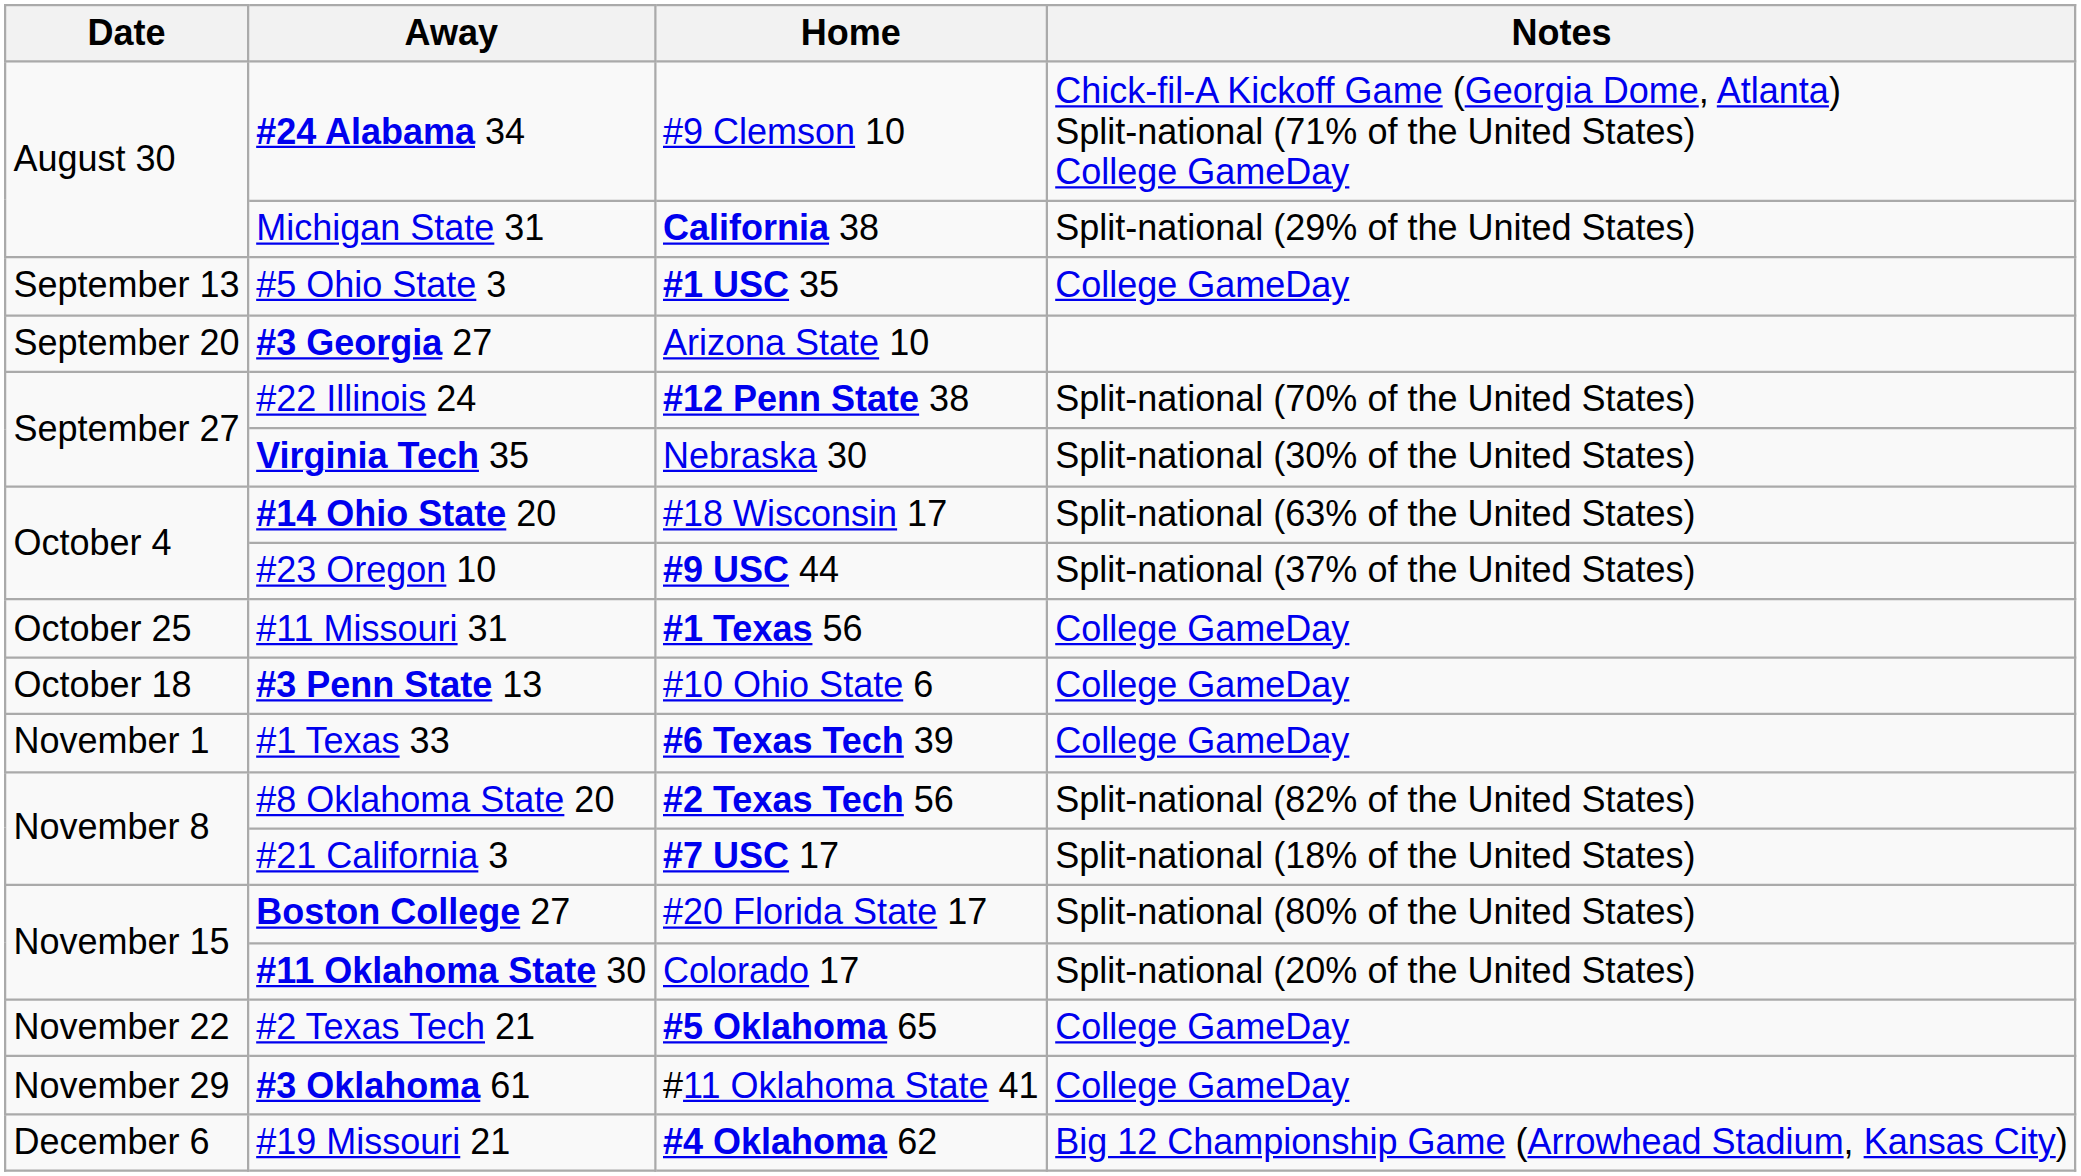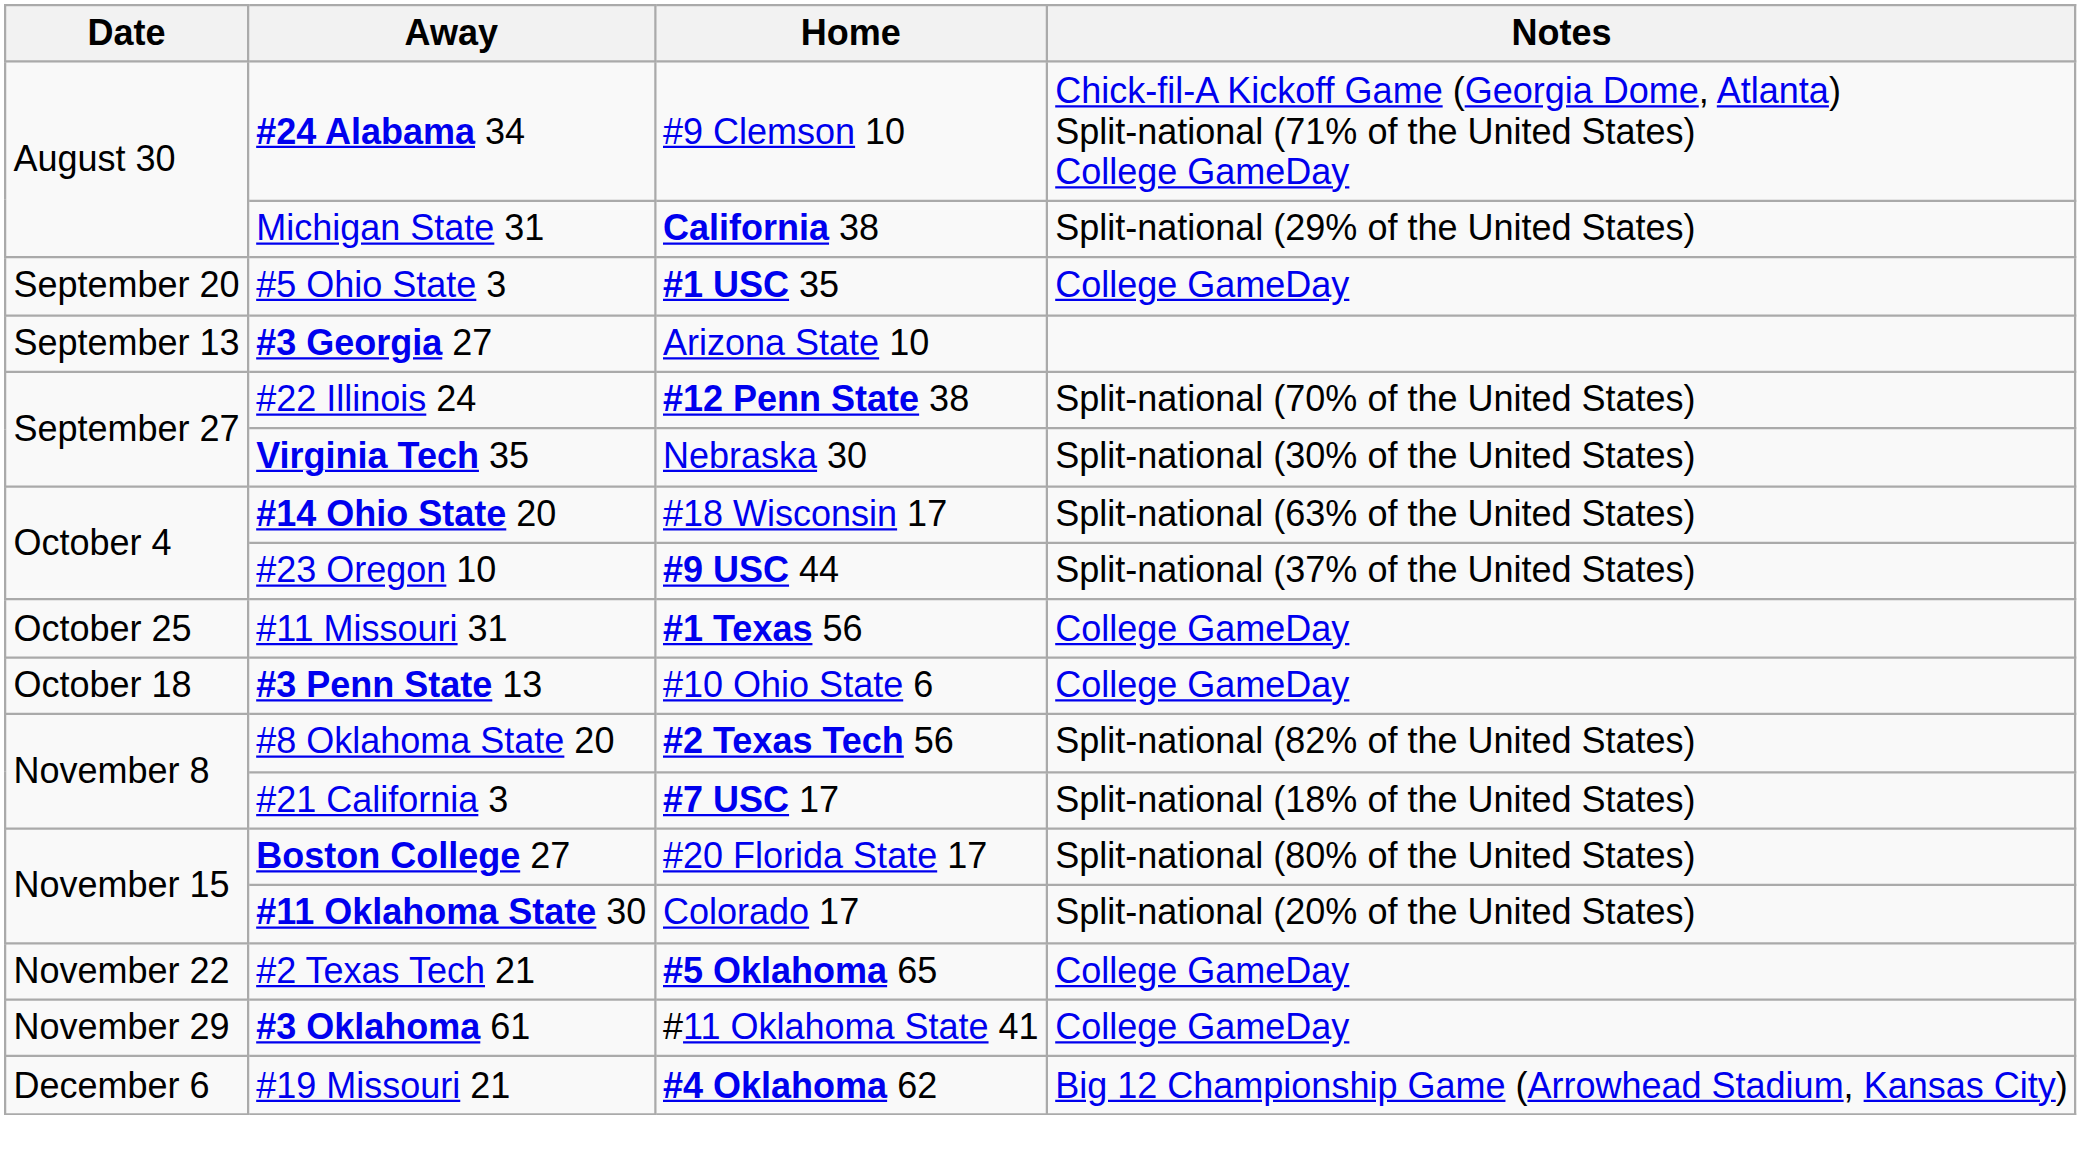(127, 285) September 13 -> (127, 285) September 20
(127, 342) September 20 -> (127, 342) September 13
- row: (353, 742)
